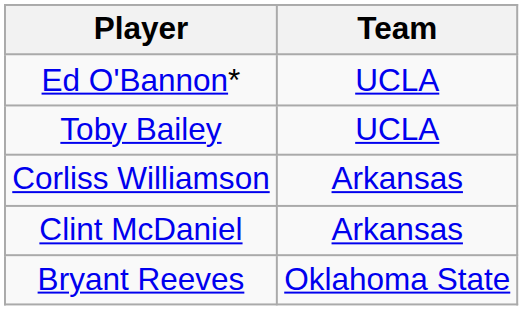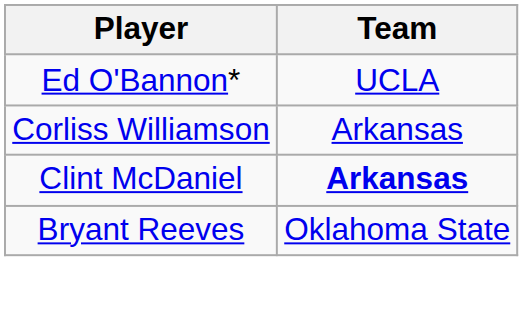- row: (141, 129)
(397, 229) normal -> (397, 179) bold
